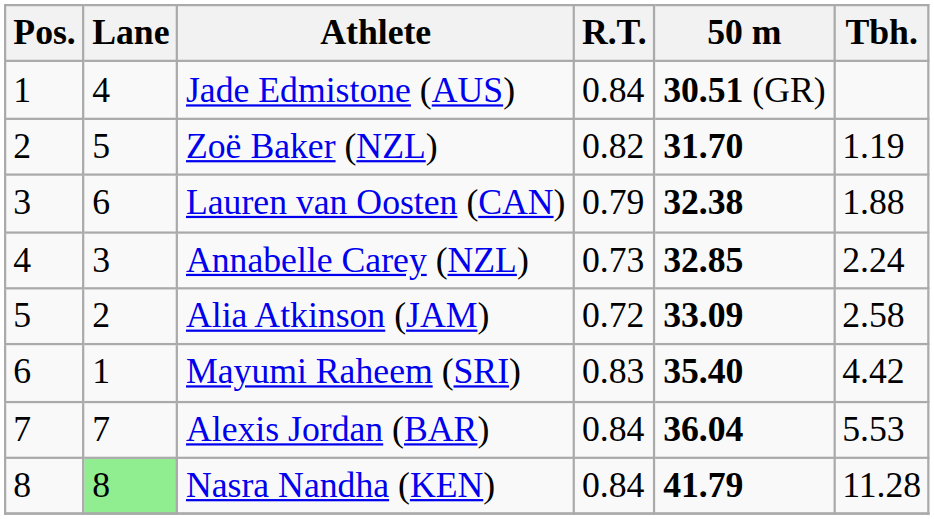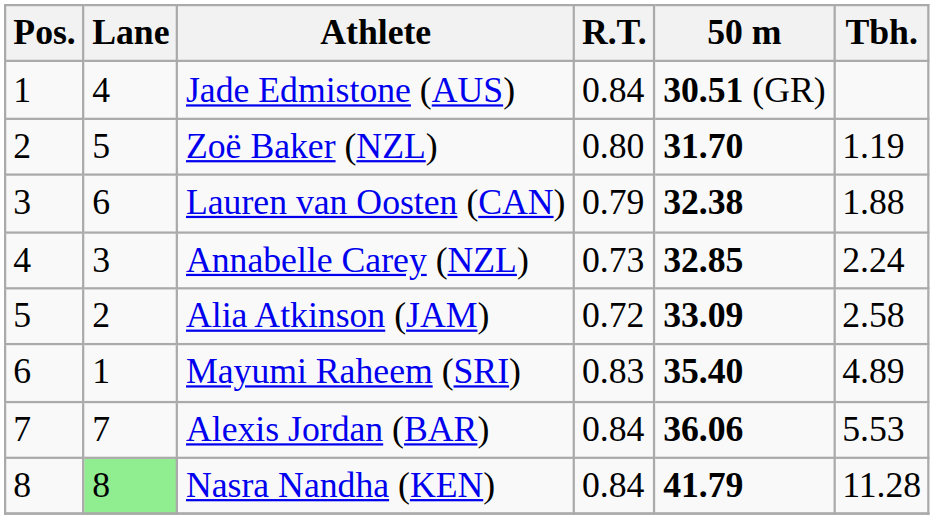(613, 145) 0.82 -> (613, 145) 0.80
(873, 372) 4.42 -> (873, 372) 4.89
(703, 428) 36.04 -> (703, 428) 36.06
